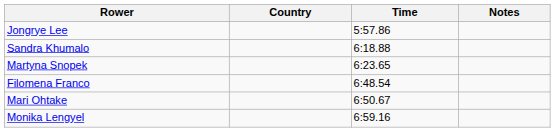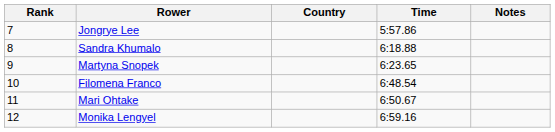+ column: (40, 13)
